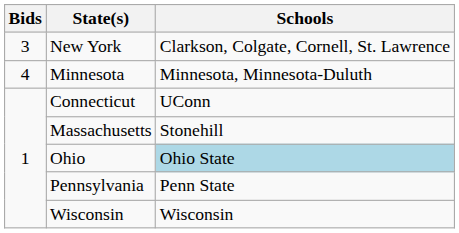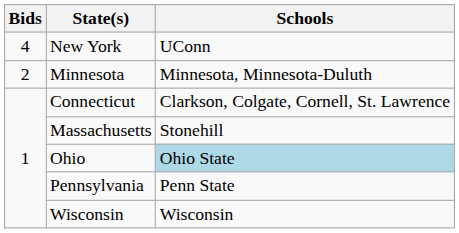(25, 46) 3 -> (25, 46) 4
(305, 46) Clarkson, Colgate, Cornell, St. Lawrence -> (185, 46) UConn
(25, 74) 4 -> (25, 74) 2
(185, 102) UConn -> (305, 102) Clarkson, Colgate, Cornell, St. Lawrence
